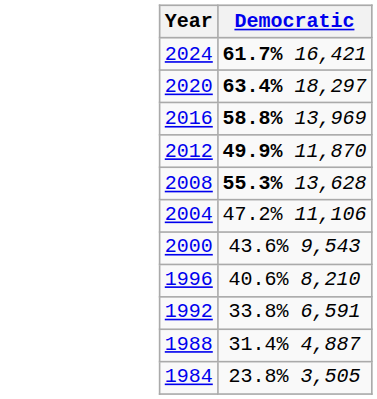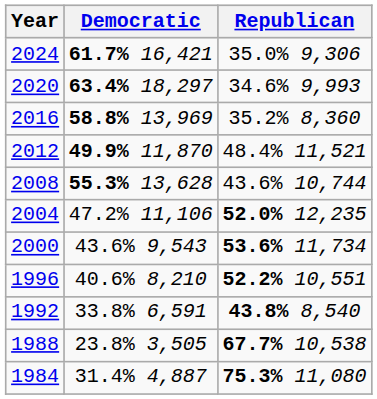+ column: (294, 22)
(294, 345) 31.4% 4,887 -> (141, 345) 23.8% 3,505
(294, 377) 23.8% 3,505 -> (141, 377) 31.4% 4,887
